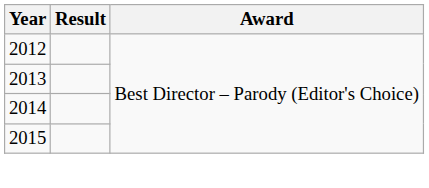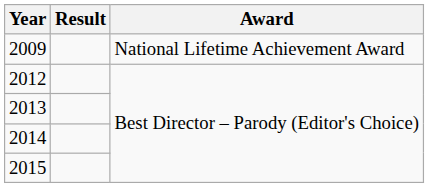+ row: (28, 49)
